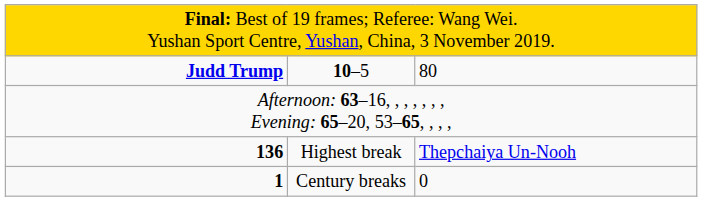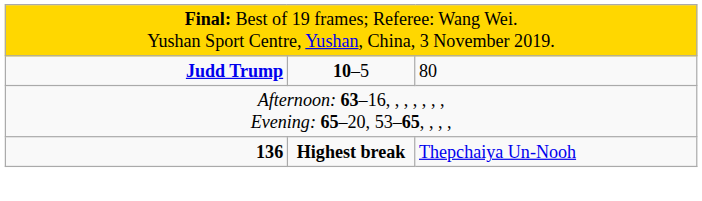(351, 151) normal -> (351, 151) bold
- row: (279, 181)
